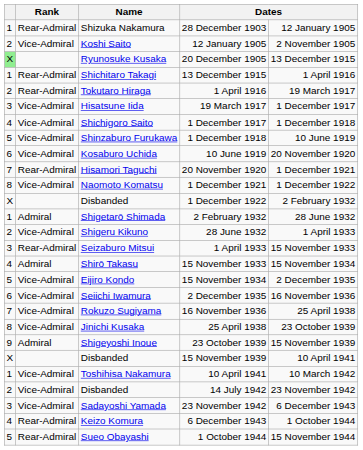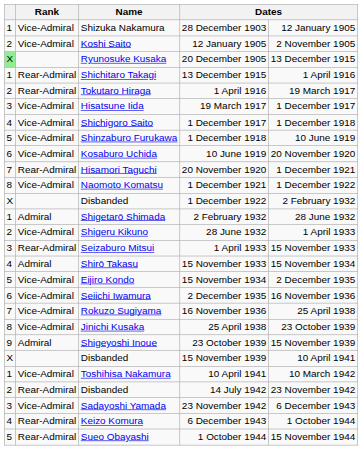(47, 28) Rear-Admiral -> (46, 28) Vice-Admiral
(46, 389) Vice-Admiral -> (47, 389) Rear-Admiral
